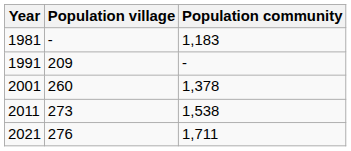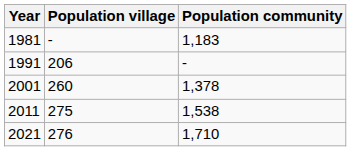(60, 63) 209 -> (60, 63) 206
(60, 110) 273 -> (60, 110) 275
(200, 134) 1,711 -> (201, 134) 1,710
